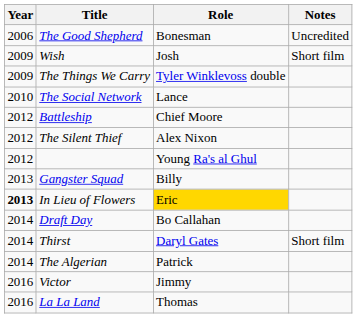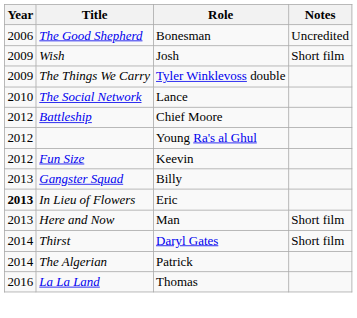- row: (80, 138)
+ row: (62, 158)
(167, 199) gold background -> (167, 199) no background
+ row: (77, 220)
- row: (66, 220)
- row: (55, 281)
